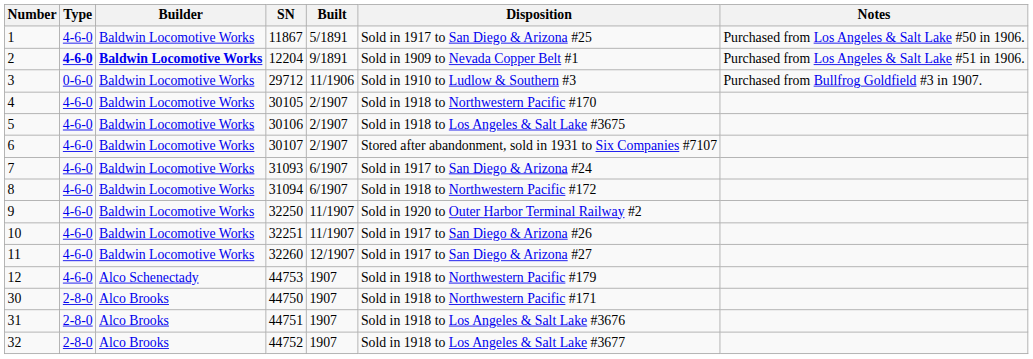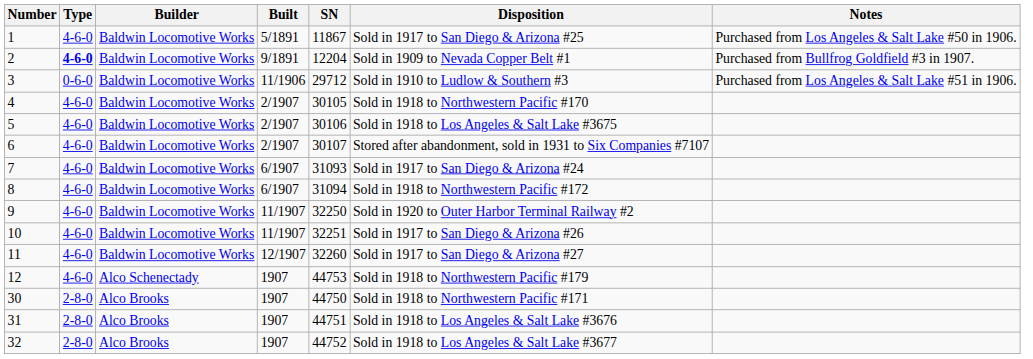columns swapped: (286, 15) <-> (332, 15)
(181, 59) bold -> (177, 59) normal
(874, 59) Purchased from Los Angeles & Salt Lake #51 in 1906. -> (845, 59) Purchased from Bullfrog Goldfield #3 in 1907.
(853, 80) Purchased from Bullfrog Goldfield #3 in 1907. -> (866, 80) Purchased from Los Angeles & Salt Lake #51 in 1906.
